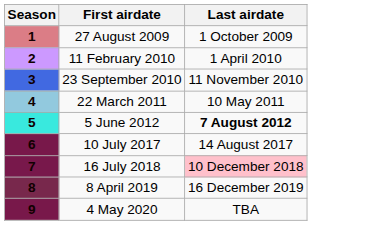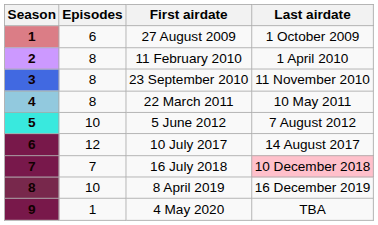+ column: (92, 15)
(246, 123) bold -> (313, 123) normal
